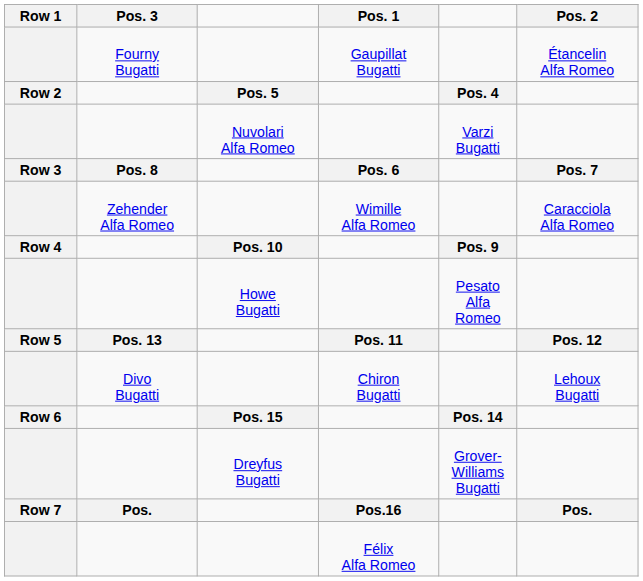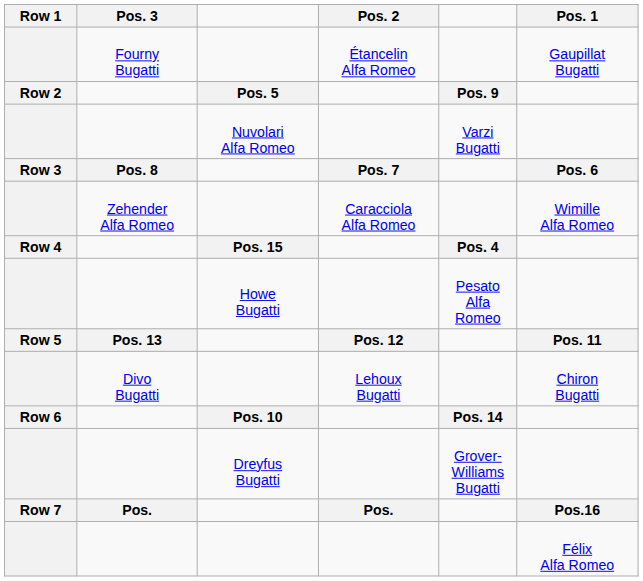columns swapped: (577, 16) <-> (379, 16)
(478, 93) Pos. 4 -> (478, 93) Pos. 9
(258, 247) Pos. 10 -> (258, 247) Pos. 15
(478, 247) Pos. 9 -> (478, 247) Pos. 4
(258, 417) Pos. 15 -> (258, 417) Pos. 10
